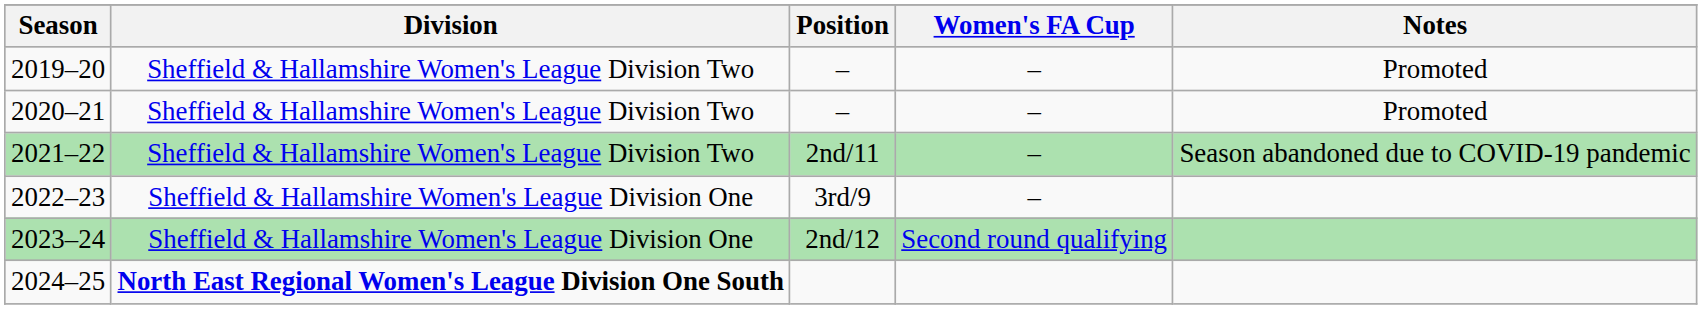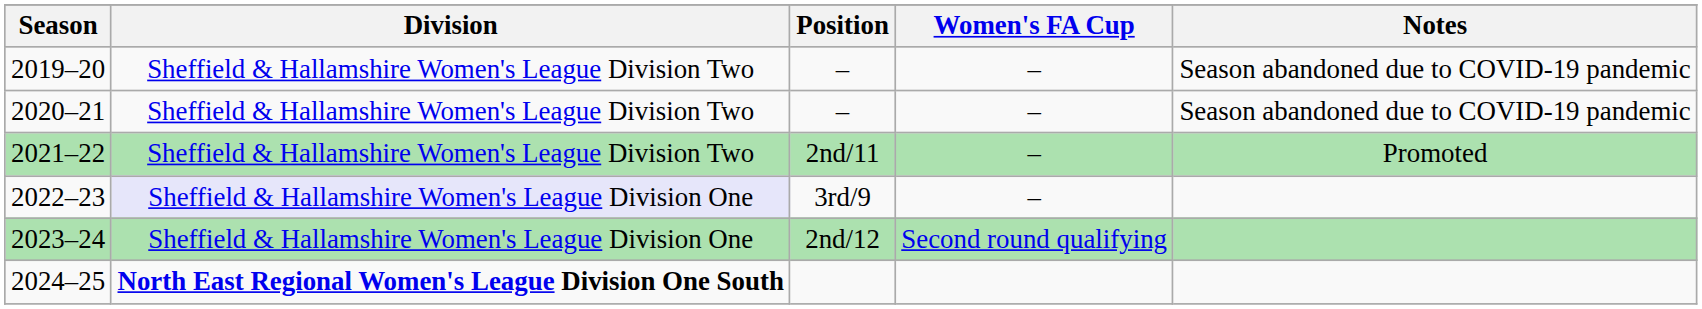(1435, 68) Promoted -> (1435, 68) Season abandoned due to COVID-19 pandemic
(1435, 111) Promoted -> (1435, 111) Season abandoned due to COVID-19 pandemic
(1435, 153) Season abandoned due to COVID-19 pandemic -> (1435, 153) Promoted
(451, 196) no background -> (451, 196) lavender background
